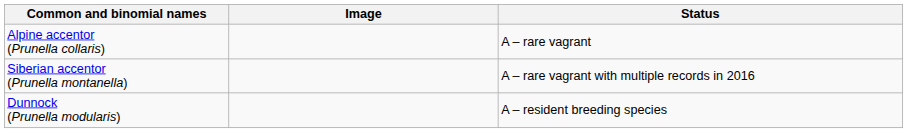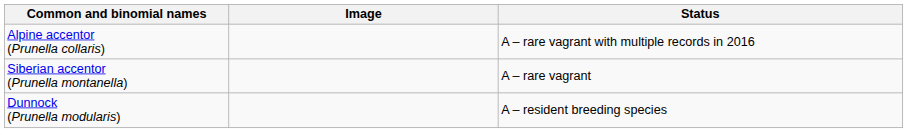(546, 41) A – rare vagrant -> (628, 41) A – rare vagrant with multiple records in 2016
(628, 75) A – rare vagrant with multiple records in 2016 -> (546, 75) A – rare vagrant
